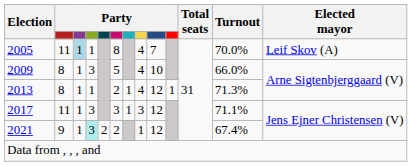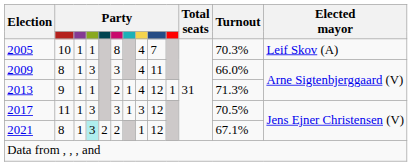(64, 49) 11 -> (64, 49) 10
(79, 49) lightblue background -> (80, 49) no background
(231, 49) 70.0% -> (232, 49) 70.3%
(116, 69) 5 -> (117, 69) 3
(156, 69) 10 -> (157, 69) 11
(61, 89) 8 -> (61, 89) 9
(231, 110) 71.1% -> (232, 110) 70.5%
(61, 130) 9 -> (61, 130) 8
(231, 130) 67.4% -> (232, 130) 67.1%
